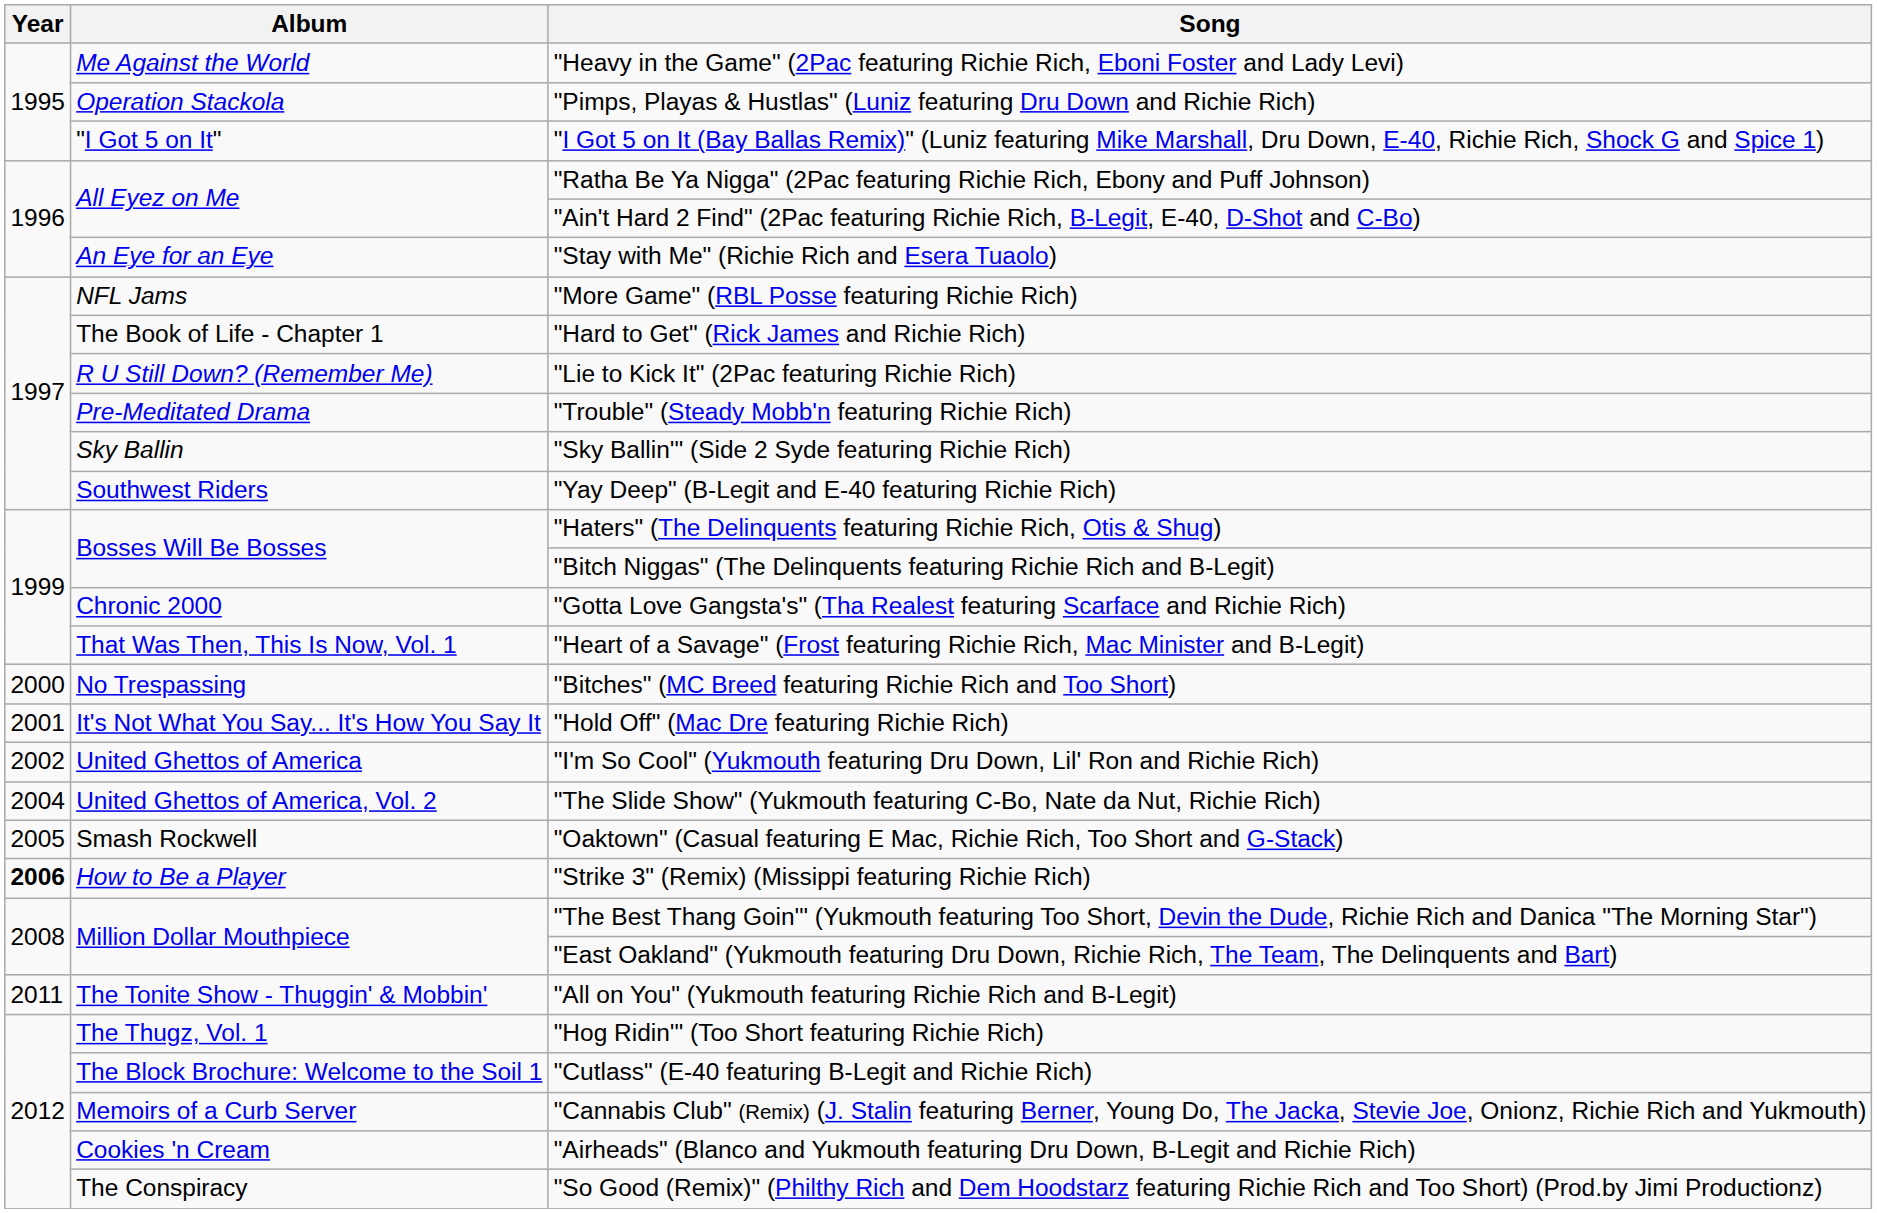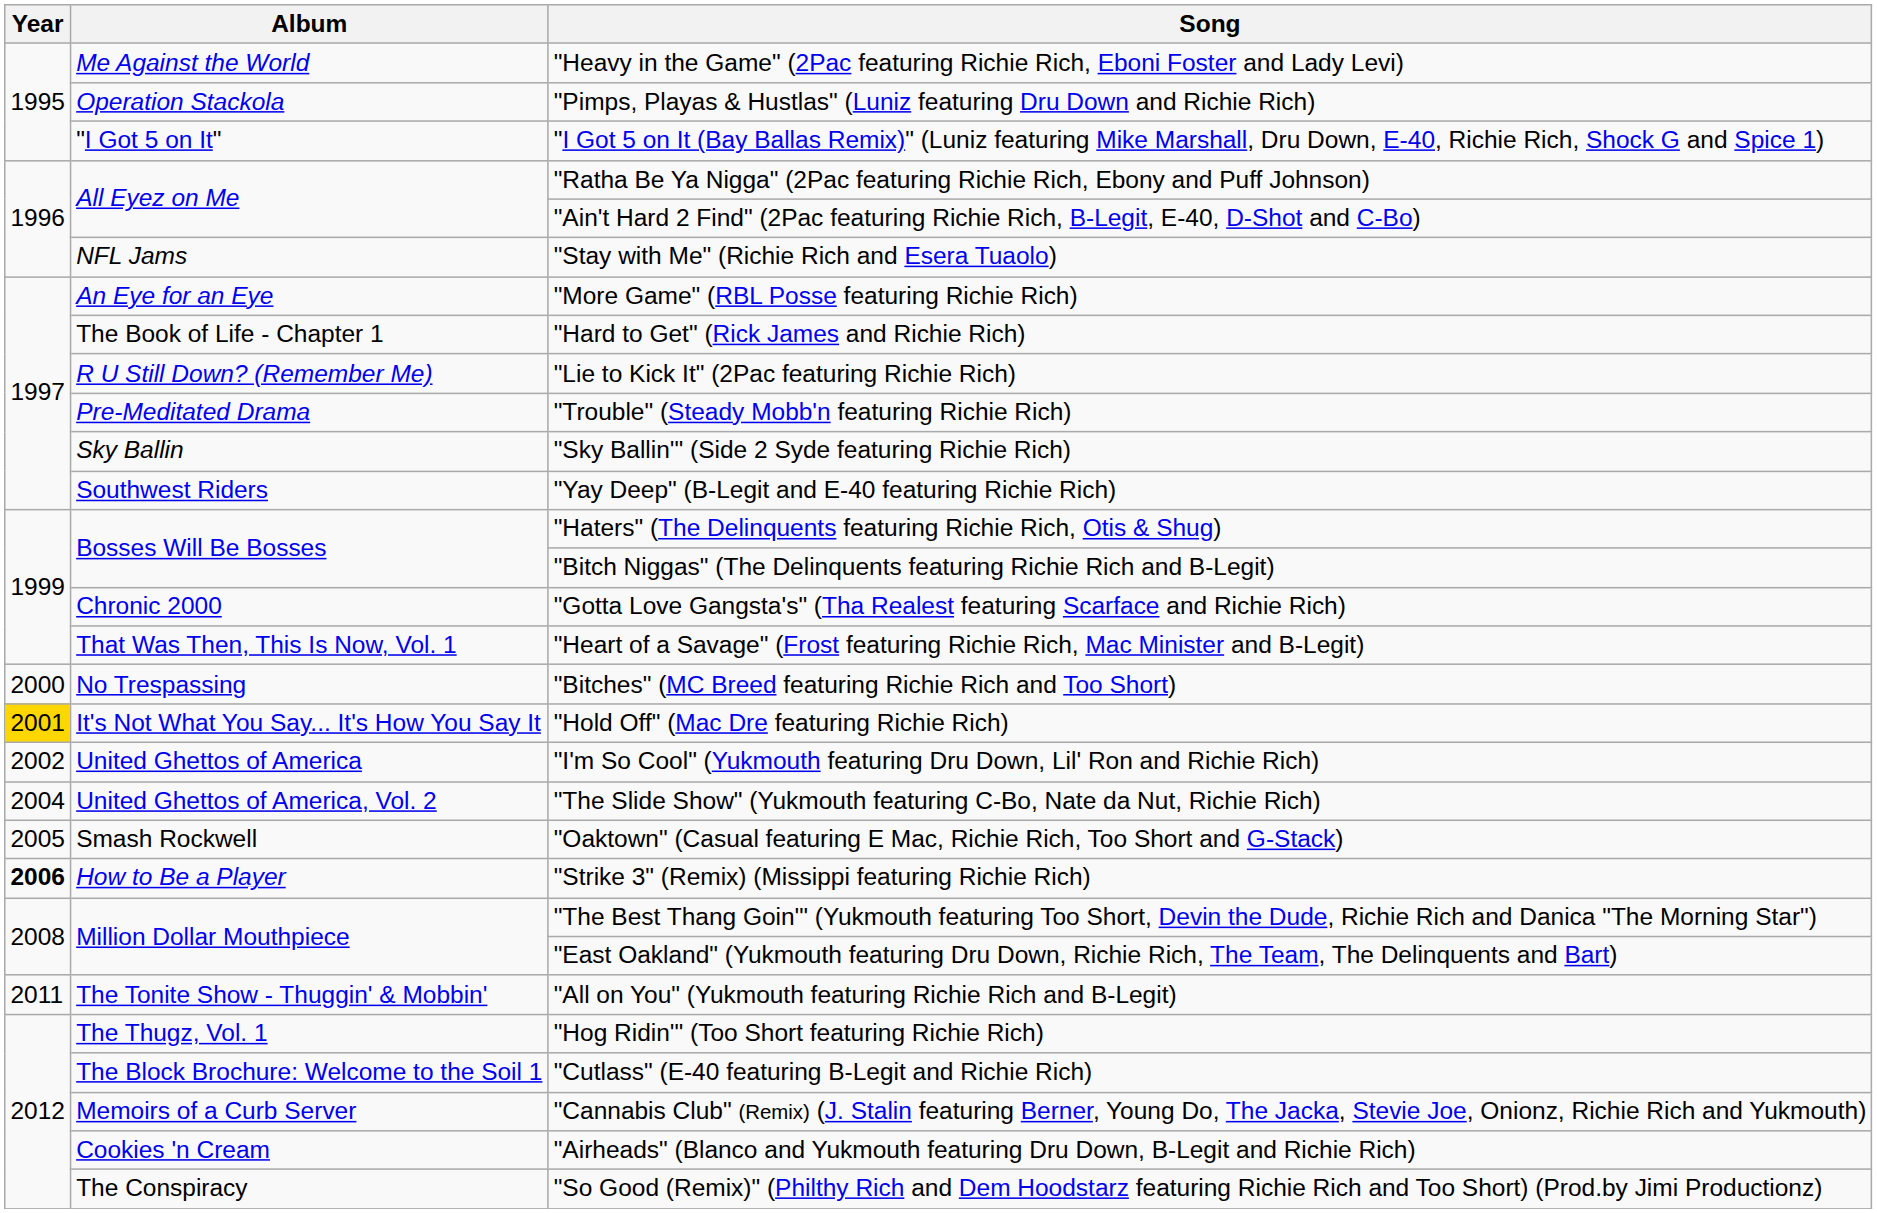(175, 256) An Eye for an Eye -> (132, 256) NFL Jams
(132, 295) NFL Jams -> (175, 295) An Eye for an Eye
(38, 722) no background -> (38, 722) gold background
